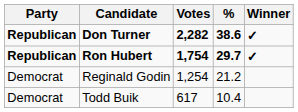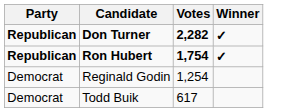- column: (229, 14)
